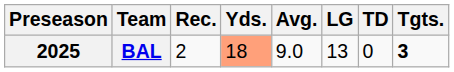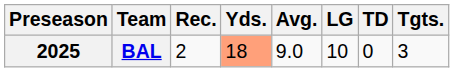(337, 50) 13 -> (337, 50) 10
(403, 50) bold -> (403, 50) normal
